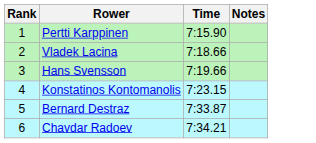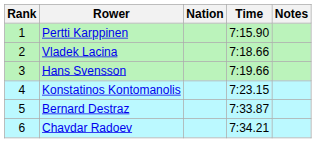+ column: (205, 14)
